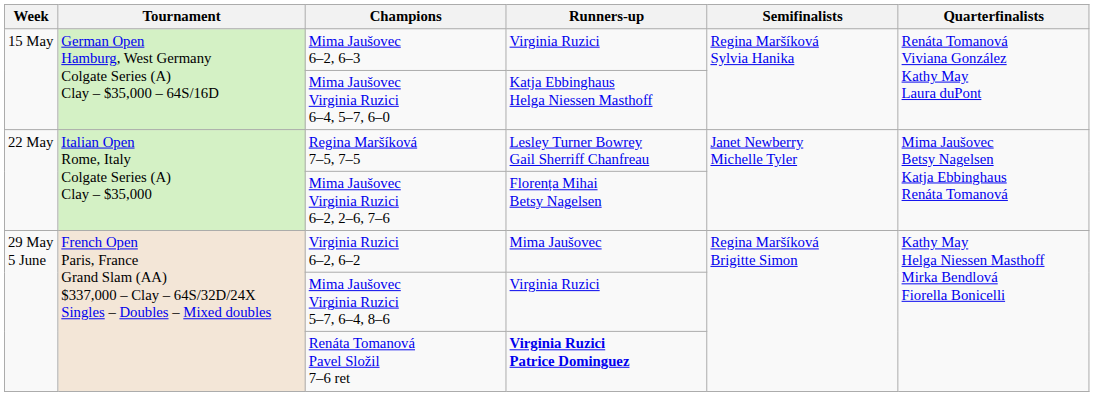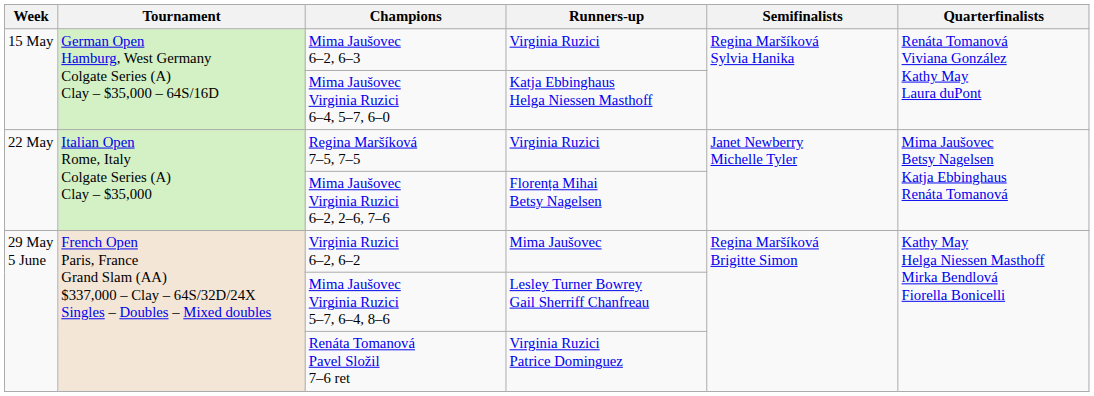(579, 150) Lesley Turner Bowrey Gail Sherriff Chanfreau -> (555, 142) Virginia Ruzici
(555, 284) Virginia Ruzici -> (579, 293) Lesley Turner Bowrey Gail Sherriff Chanfreau
(570, 352) bold -> (566, 352) normal
